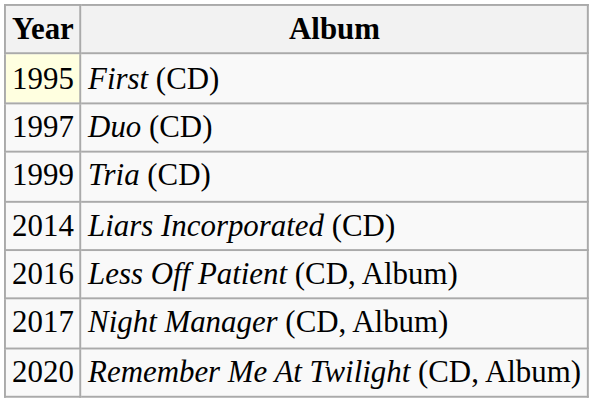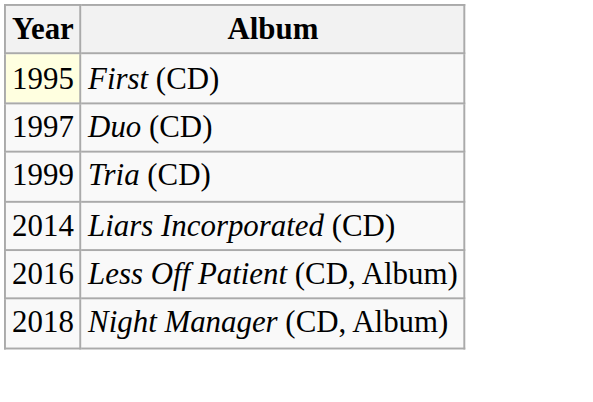(43, 322) 2017 -> (43, 322) 2018
- row: (335, 371)
